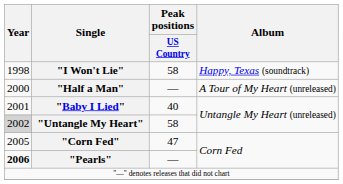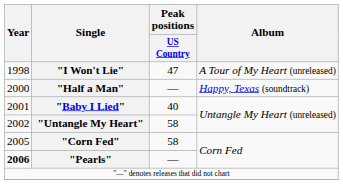(173, 70) 58 -> (173, 70) 47
(254, 70) Happy, Texas (soundtrack) -> (267, 70) A Tour of My Heart (unreleased)
(267, 88) A Tour of My Heart (unreleased) -> (254, 88) Happy, Texas (soundtrack)
(18, 123) lightgrey background -> (18, 123) no background
(173, 141) 47 -> (173, 141) 58
